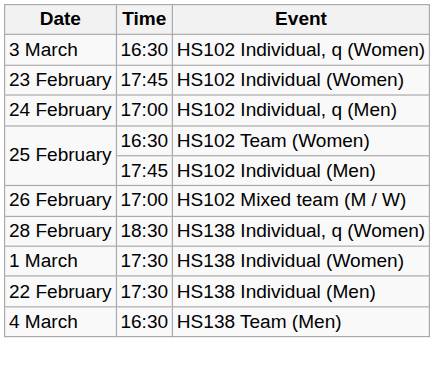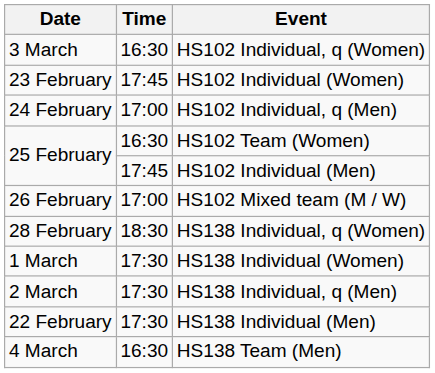+ row: (287, 291)
